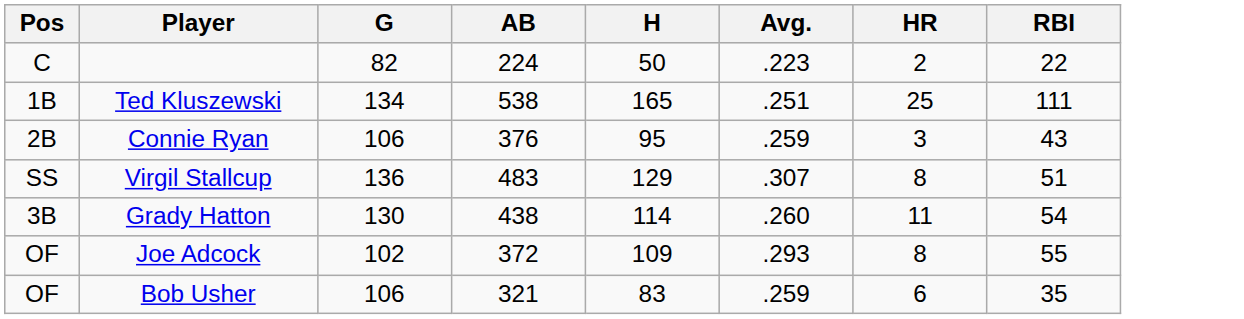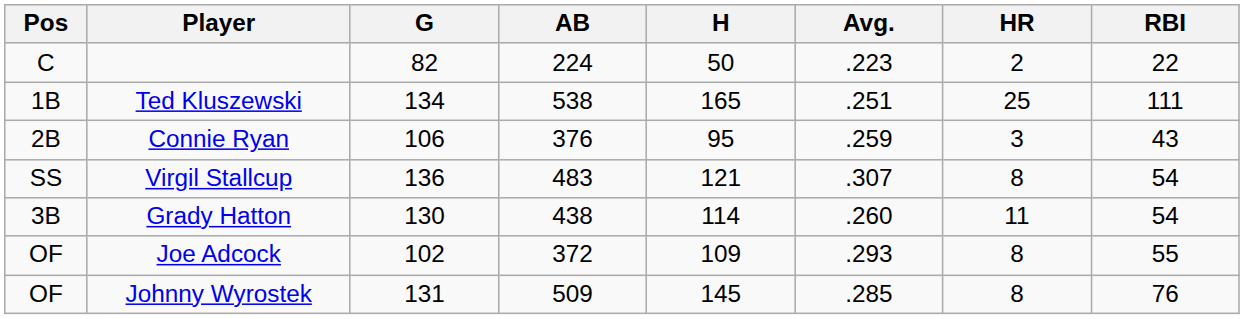(652, 178) 129 -> (721, 178) 121
(1054, 178) 51 -> (1165, 178) 54
+ row: (219, 293)
- row: (198, 293)
